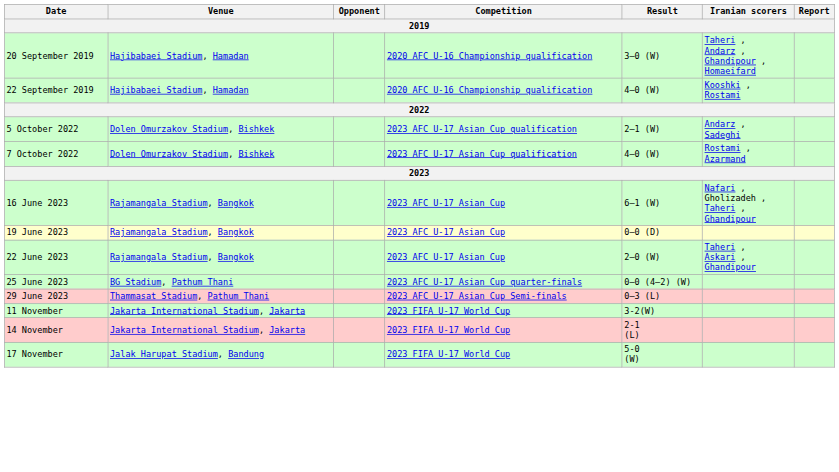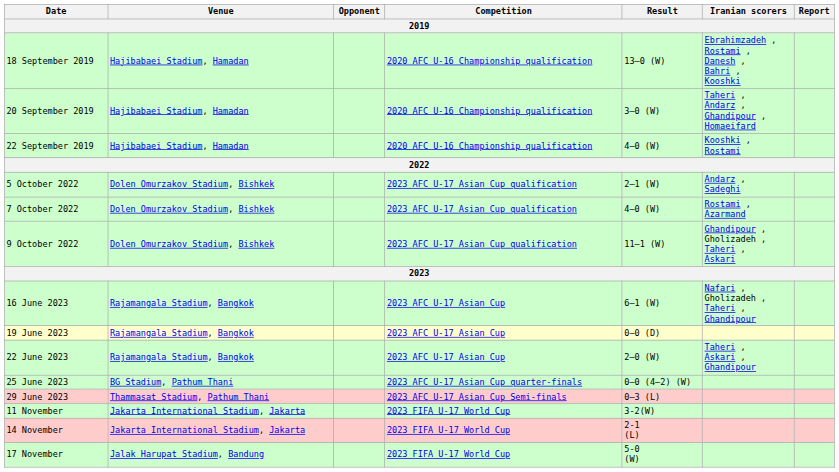+ row: (50, 60)
+ row: (42, 244)
